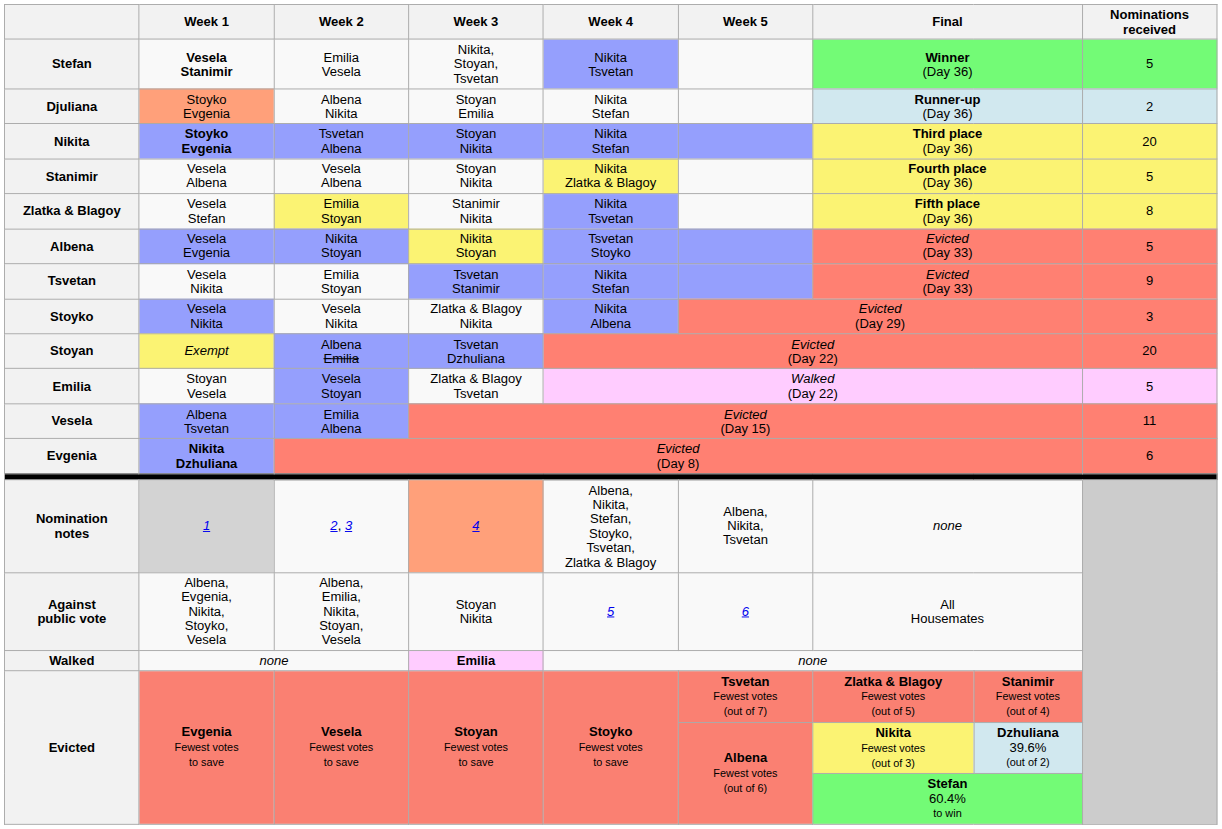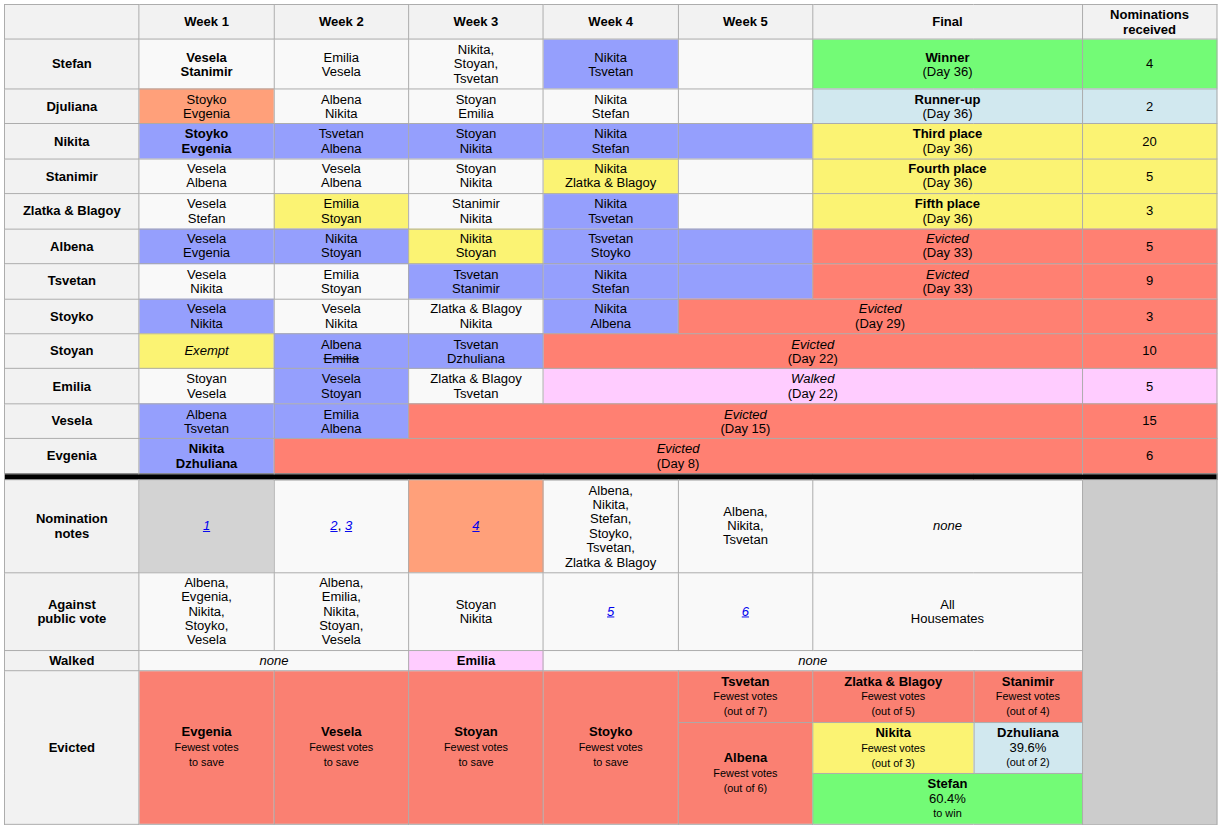(1150, 64) 5 -> (1150, 64) 4
(1150, 211) 8 -> (1150, 211) 3
(1150, 351) 20 -> (1150, 351) 10
(1150, 421) 11 -> (1150, 421) 15
